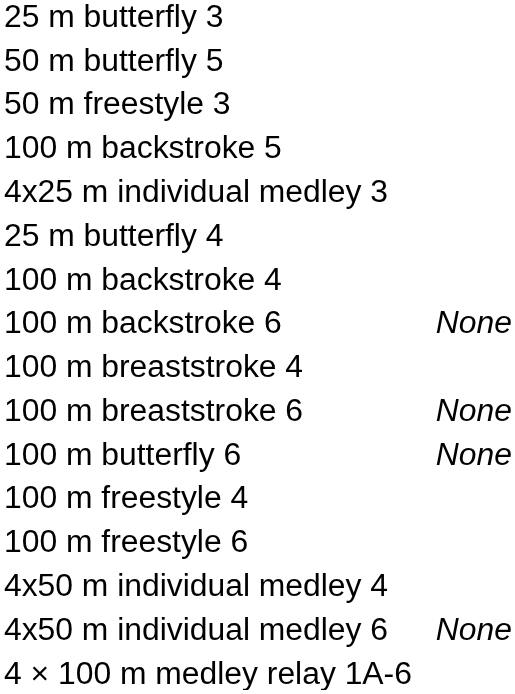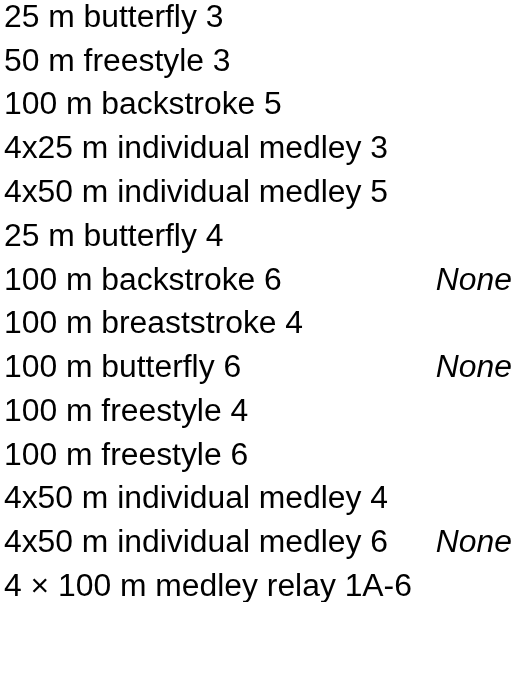- row: (114, 60)
+ row: (196, 191)
- row: (143, 279)
- row: (154, 410)
